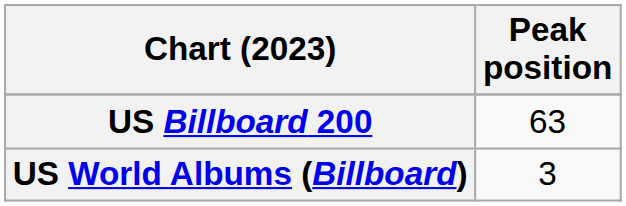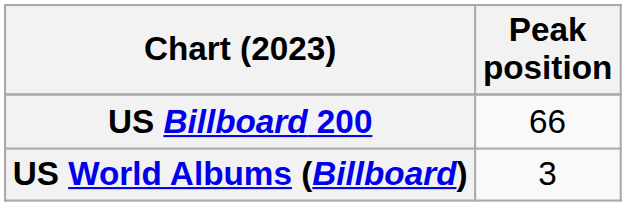(548, 121) 63 -> (548, 121) 66
